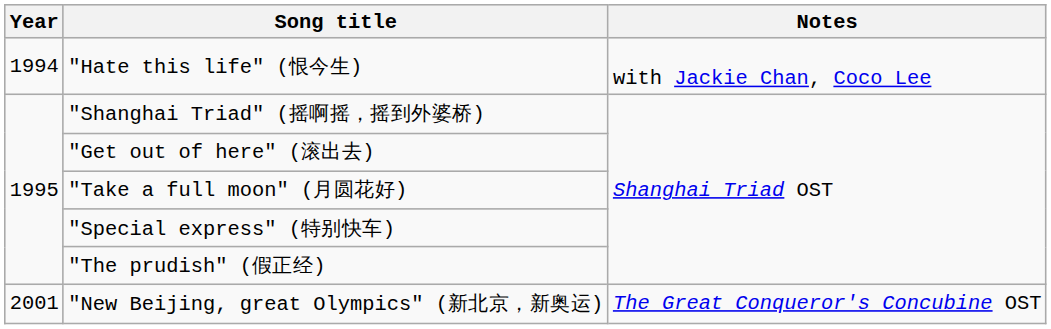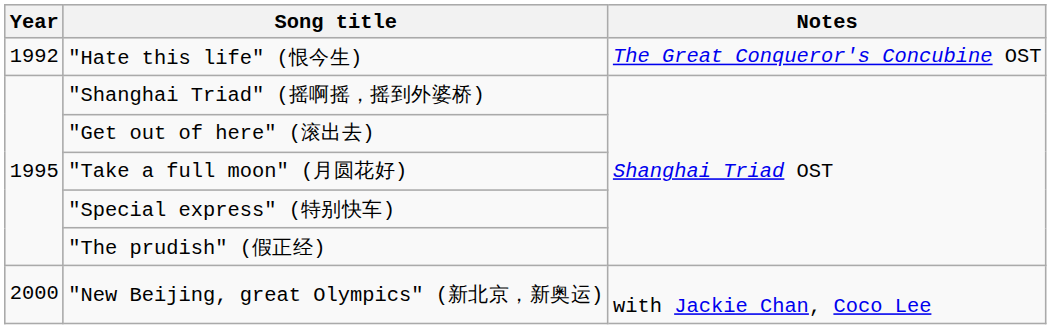(34, 66) 1994 -> (34, 57) 1992
(772, 78) with Jackie Chan, Coco Lee -> (827, 57) The Great Conqueror's Concubine OST
(34, 304) 2001 -> (34, 294) 2000
(827, 304) The Great Conqueror's Concubine OST -> (772, 306) with Jackie Chan, Coco Lee
